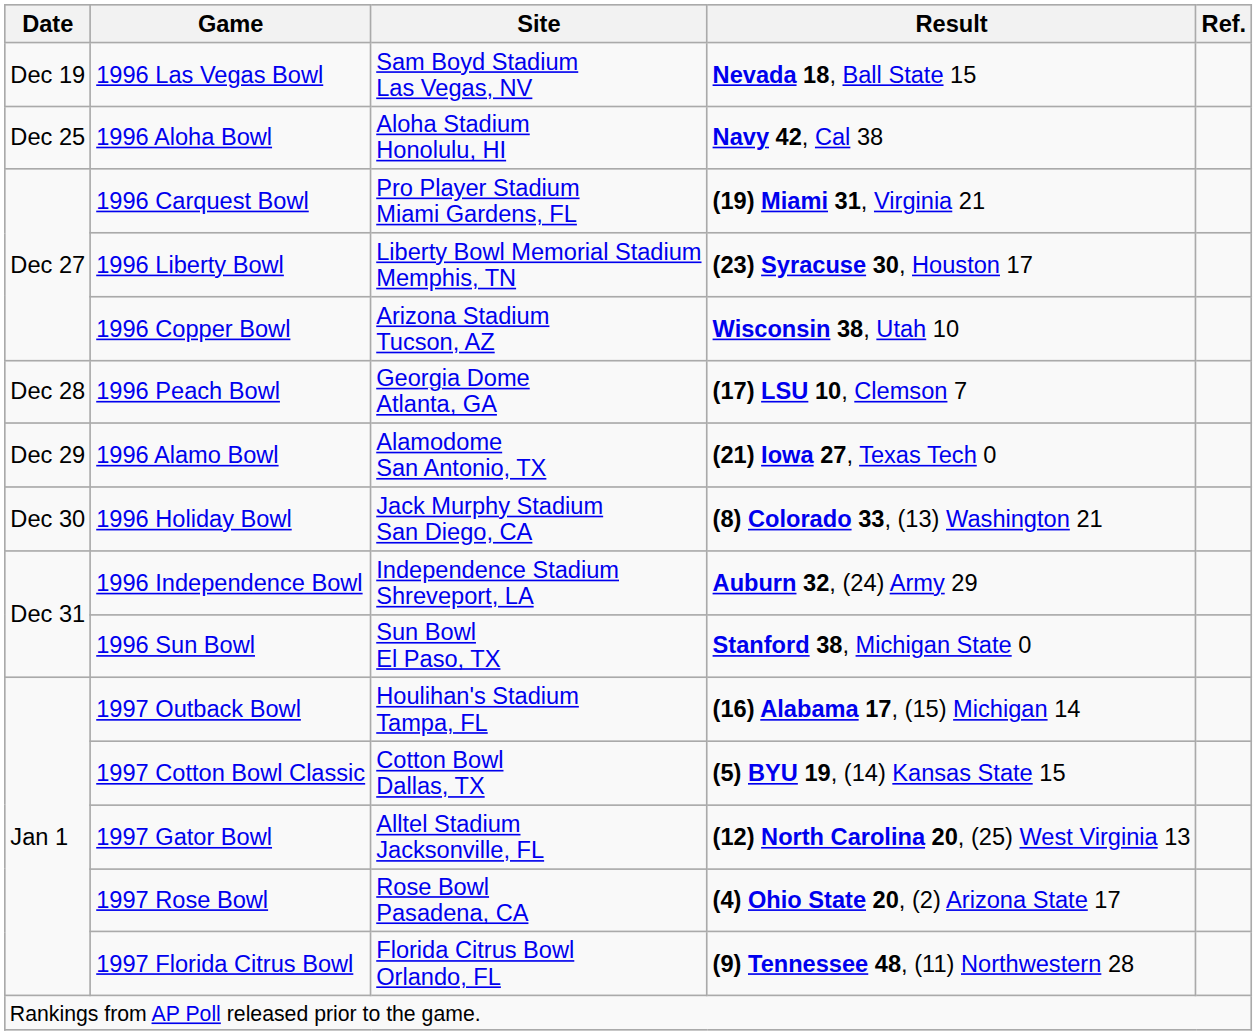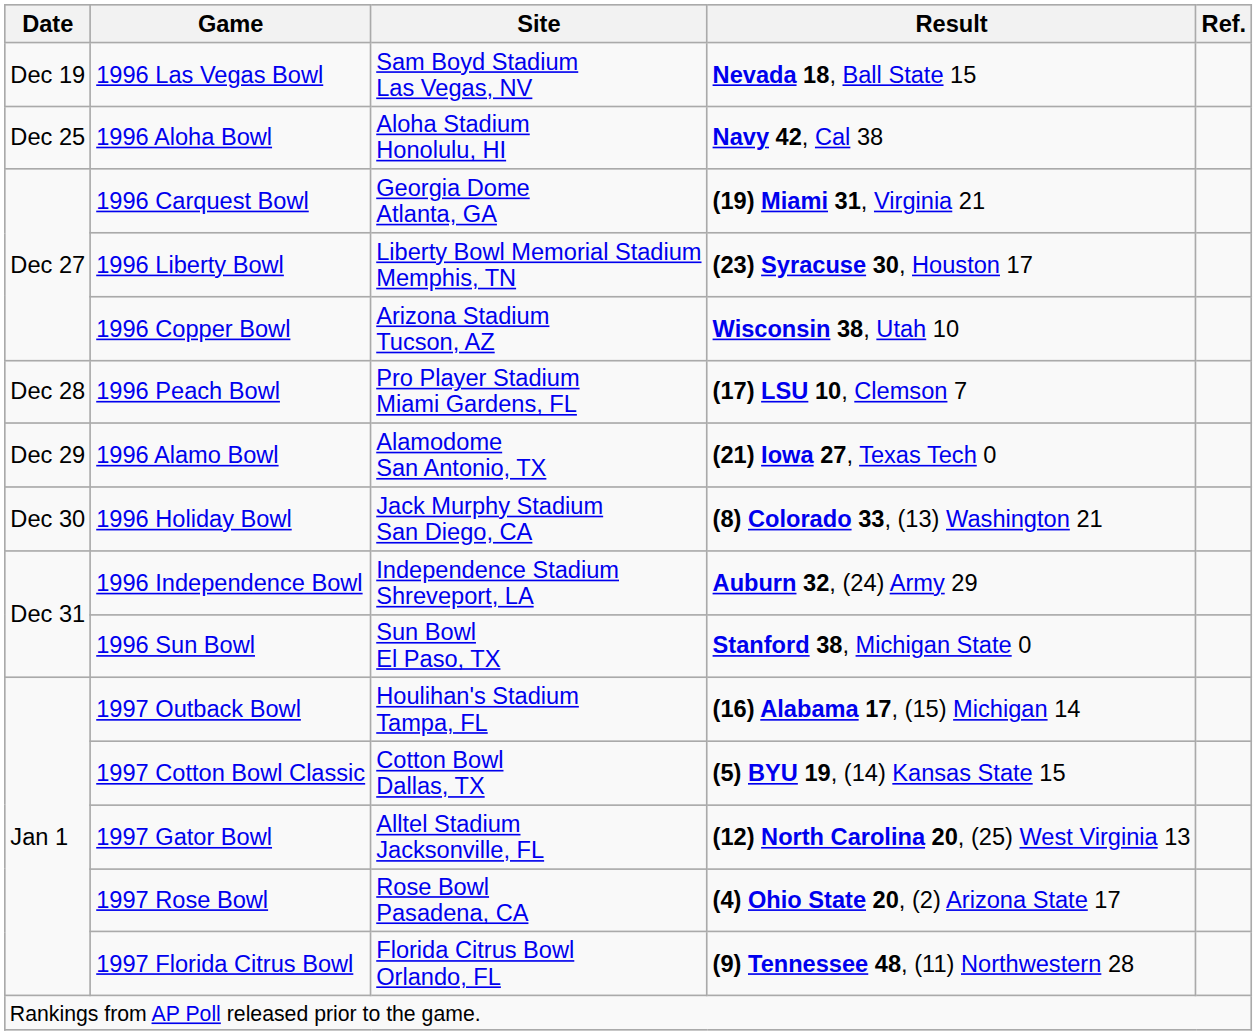(478, 201) Pro Player Stadium Miami Gardens, FL -> (453, 201) Georgia Dome Atlanta, GA
(453, 392) Georgia Dome Atlanta, GA -> (478, 392) Pro Player Stadium Miami Gardens, FL
